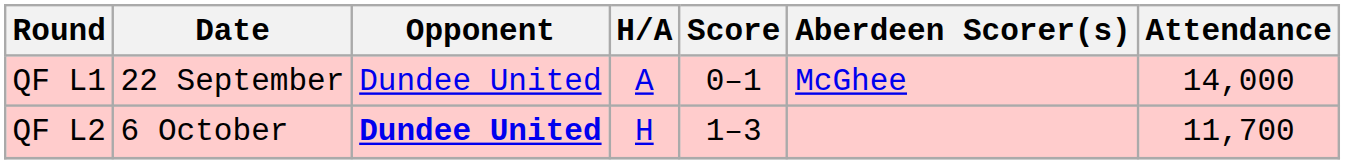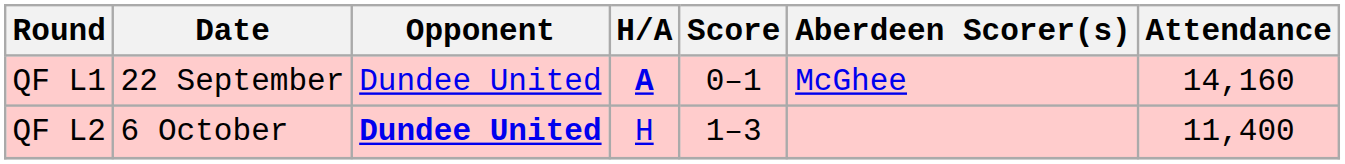(644, 81) normal -> (644, 81) bold
(1239, 81) 14,000 -> (1239, 81) 14,160
(1239, 132) 11,700 -> (1239, 132) 11,400
